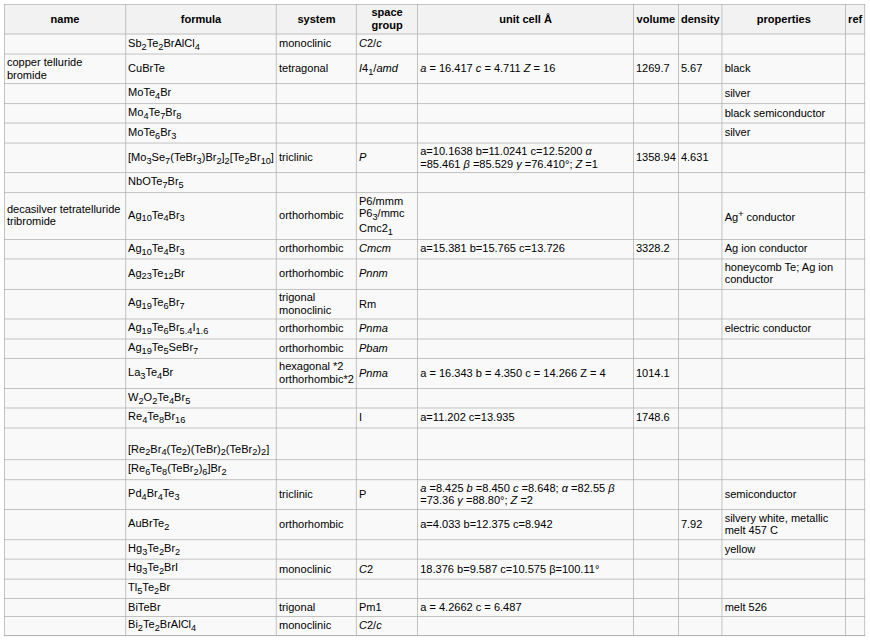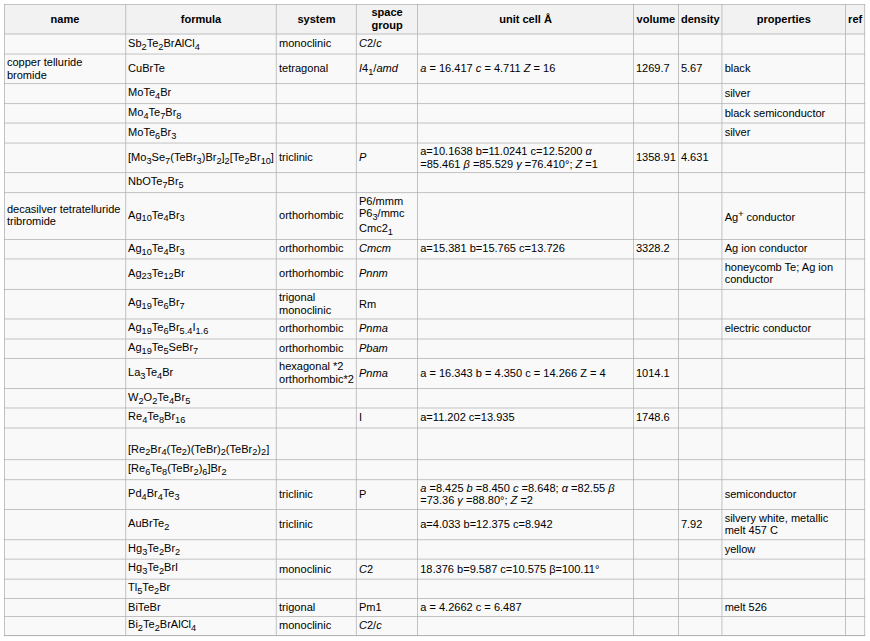(656, 158) 1358.94 -> (656, 158) 1358.91
(311, 524) orthorhombic -> (296, 524) triclinic
